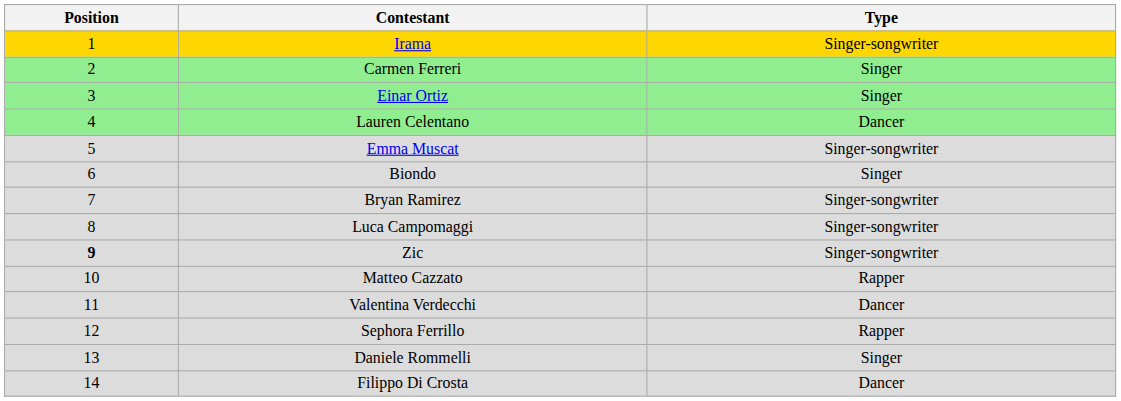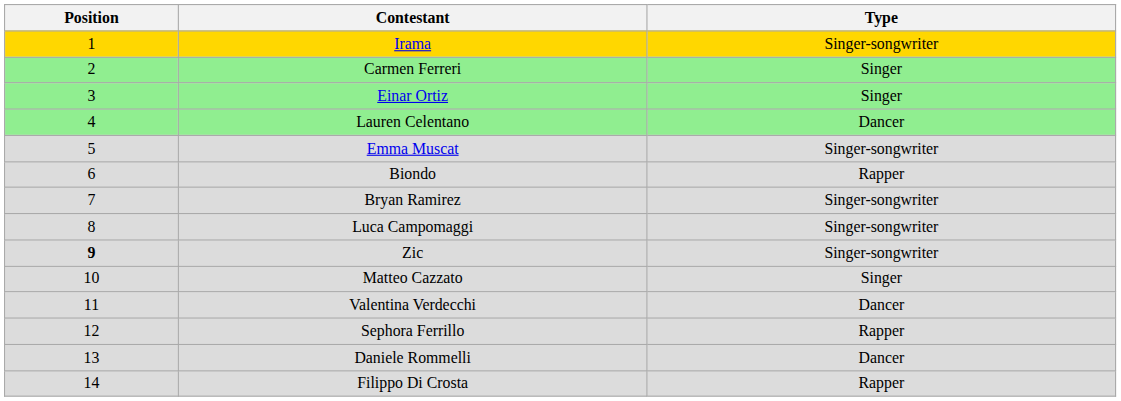(881, 174) Singer -> (881, 174) Rapper
(881, 279) Rapper -> (881, 279) Singer
(881, 357) Singer -> (881, 357) Dancer
(881, 383) Dancer -> (881, 383) Rapper
